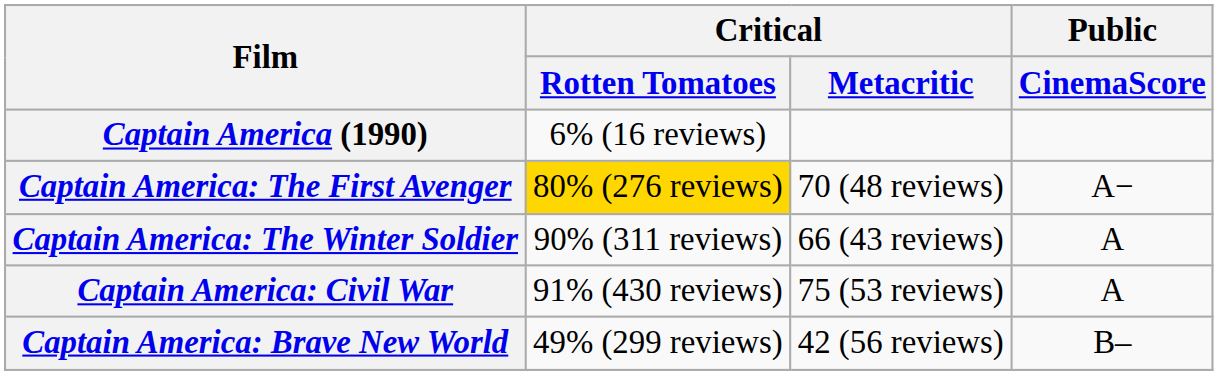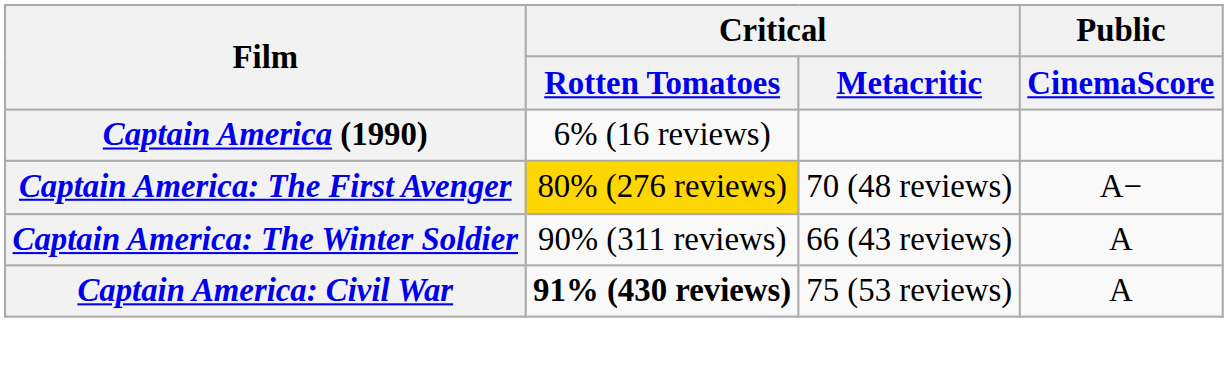(658, 290) normal -> (662, 290) bold
- row: (265, 342)
